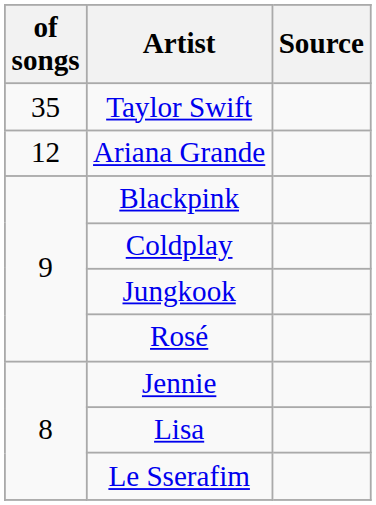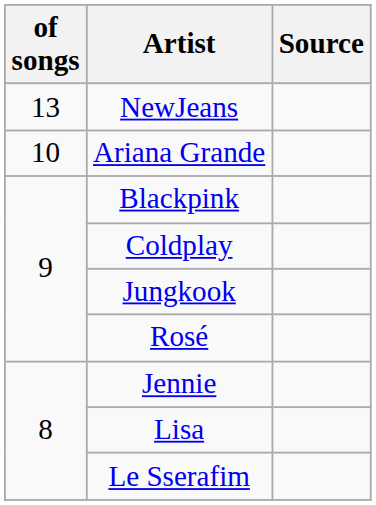- row: (179, 106)
+ row: (179, 106)
(46, 152) 12 -> (46, 152) 10
